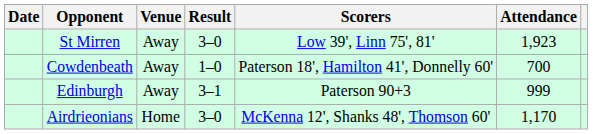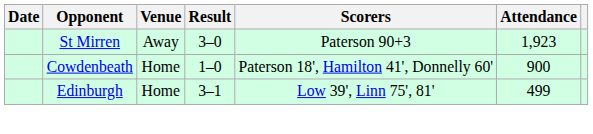(366, 41) Low 39', Linn 75', 81' -> (366, 41) Paterson 90+3
(161, 66) Away -> (161, 66) Home
(539, 66) 700 -> (539, 66) 900
(161, 91) Away -> (161, 91) Home
(366, 91) Paterson 90+3 -> (366, 91) Low 39', Linn 75', 81'
(539, 91) 999 -> (539, 91) 499
- row: (90, 116)
